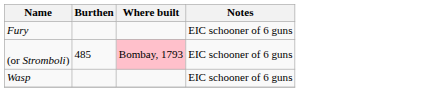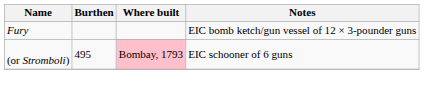(240, 30) EIC schooner of 6 guns -> (302, 30) EIC bomb ketch/gun vessel of 12 × 3-pounder guns
(83, 54) 485 -> (83, 54) 495
- row: (19, 78)
